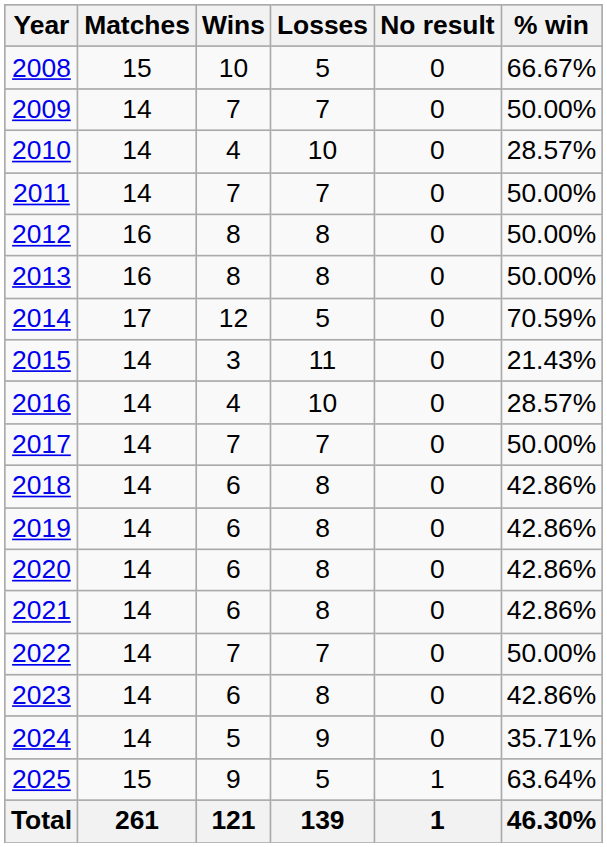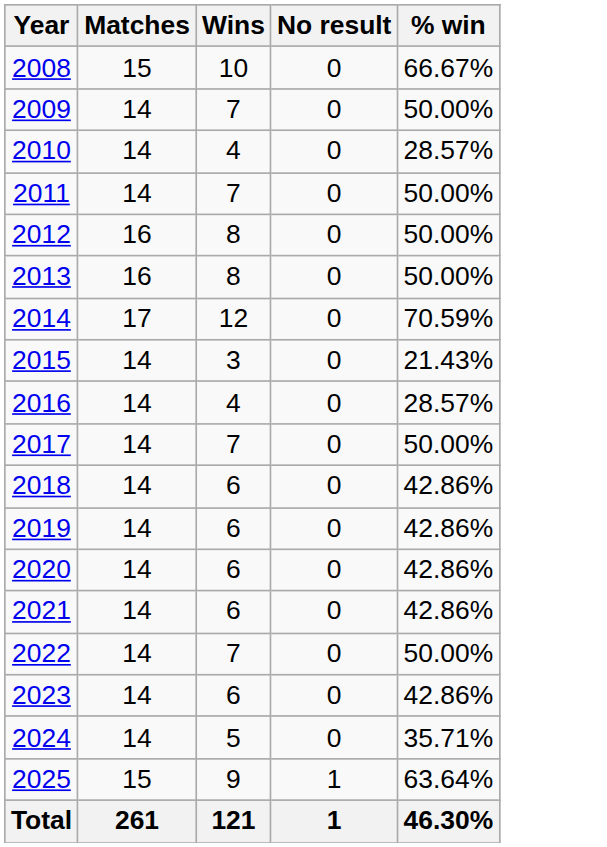- column: (322, 25)
